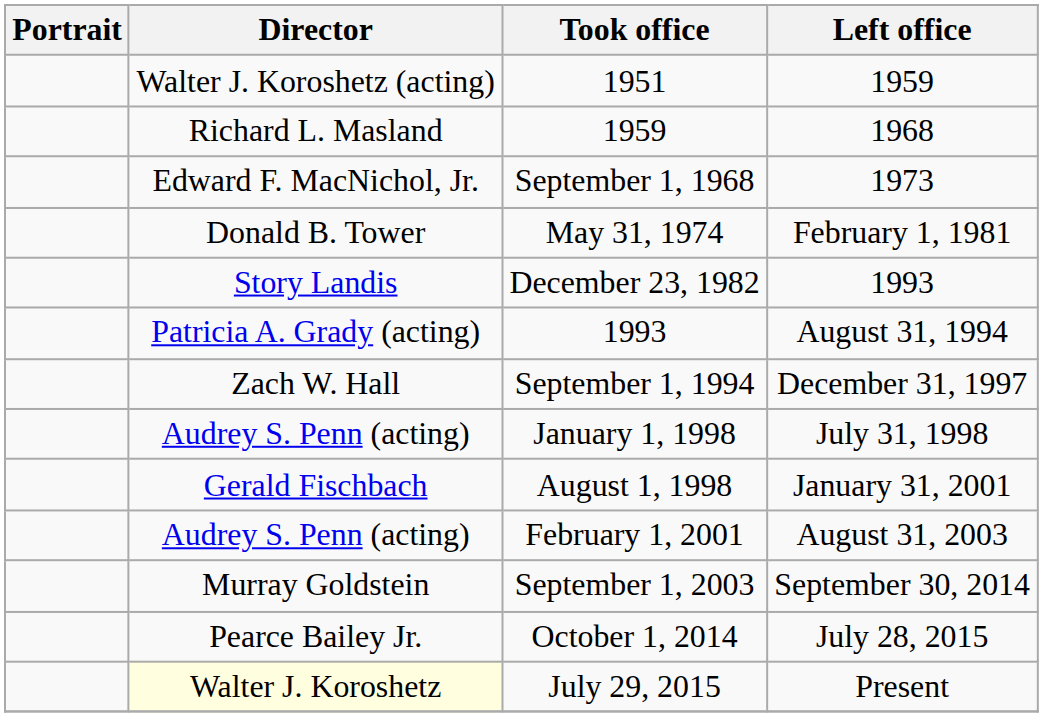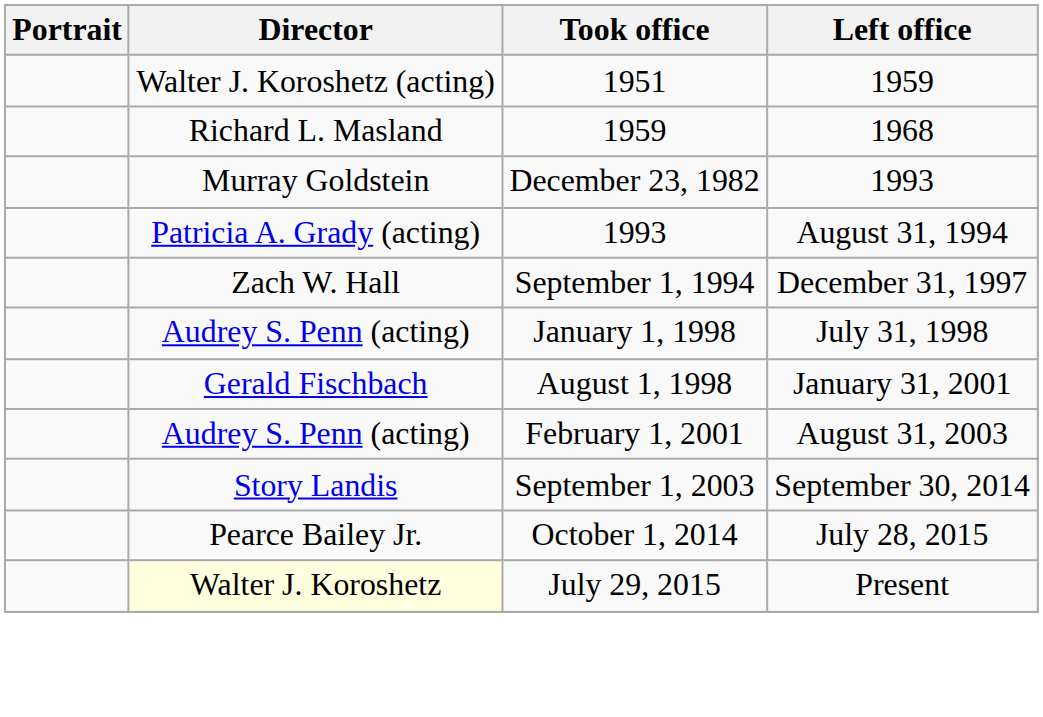- row: (635, 181)
- row: (635, 231)
(316, 282) Story Landis -> (316, 181) Murray Goldstein
(316, 585) Murray Goldstein -> (316, 484) Story Landis
